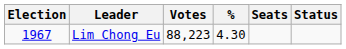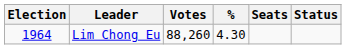(37, 34) 1967 -> (37, 34) 1964
(188, 34) 88,223 -> (188, 34) 88,260
